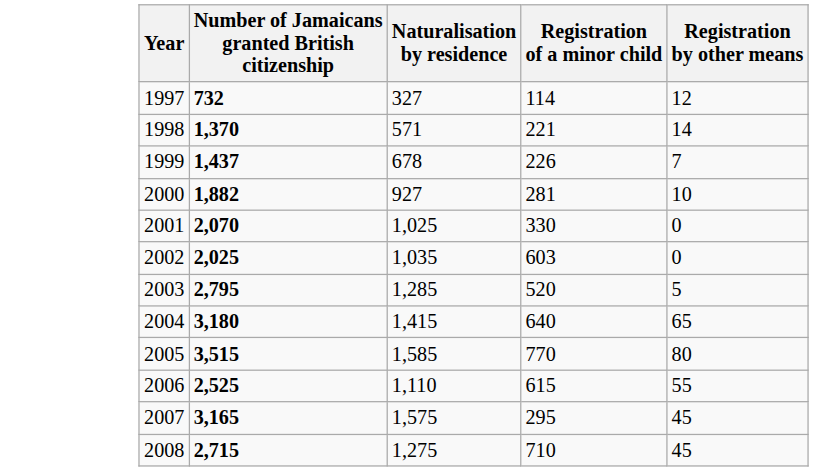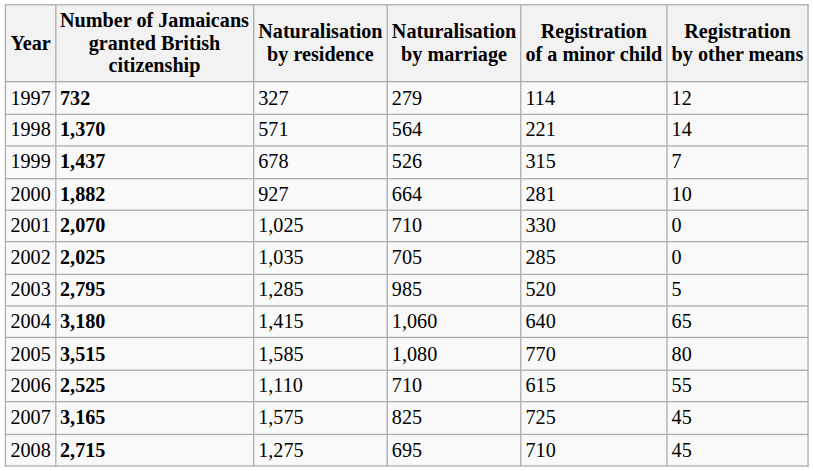+ column: (454, 43)
(541, 161) 226 -> (541, 161) 315
(541, 257) 603 -> (541, 257) 285
(541, 417) 295 -> (541, 417) 725
